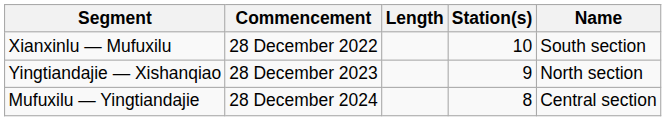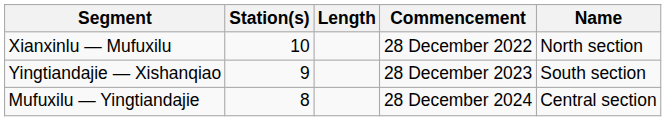columns swapped: (303, 18) <-> (492, 18)
(593, 45) South section -> (592, 45) North section
(592, 73) North section -> (593, 73) South section
